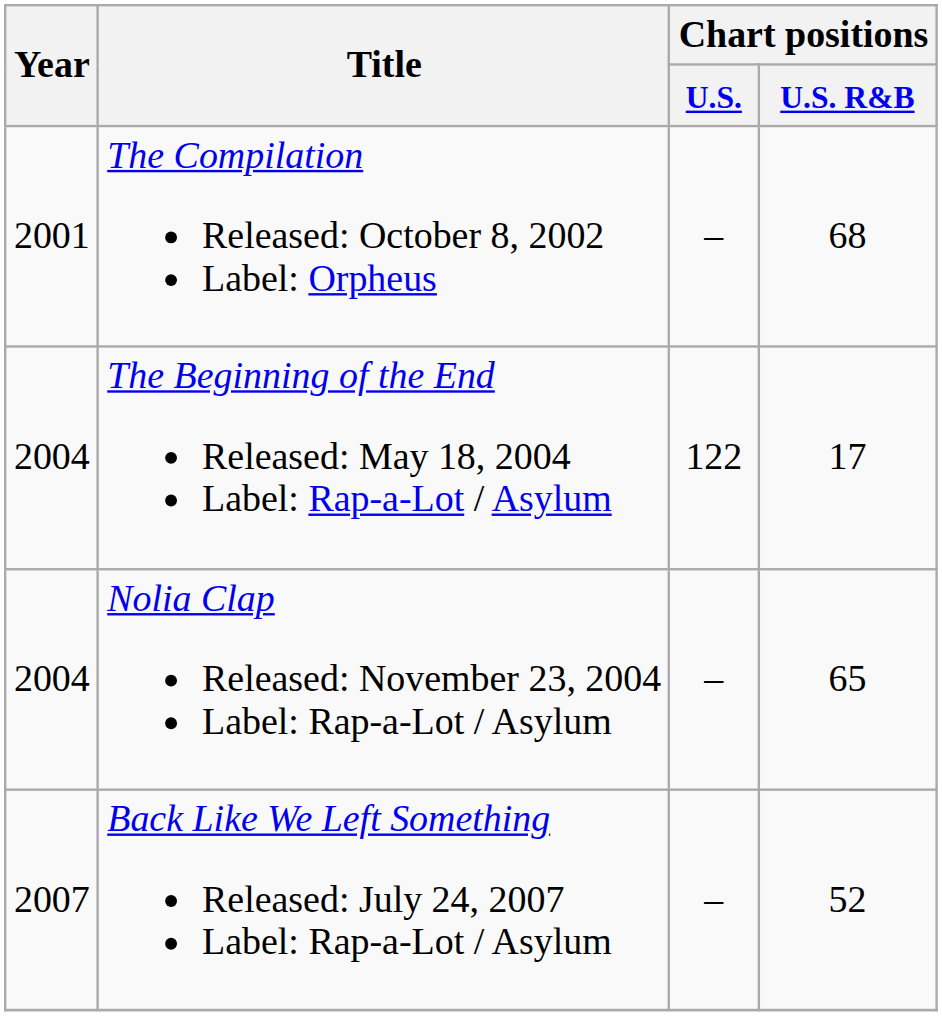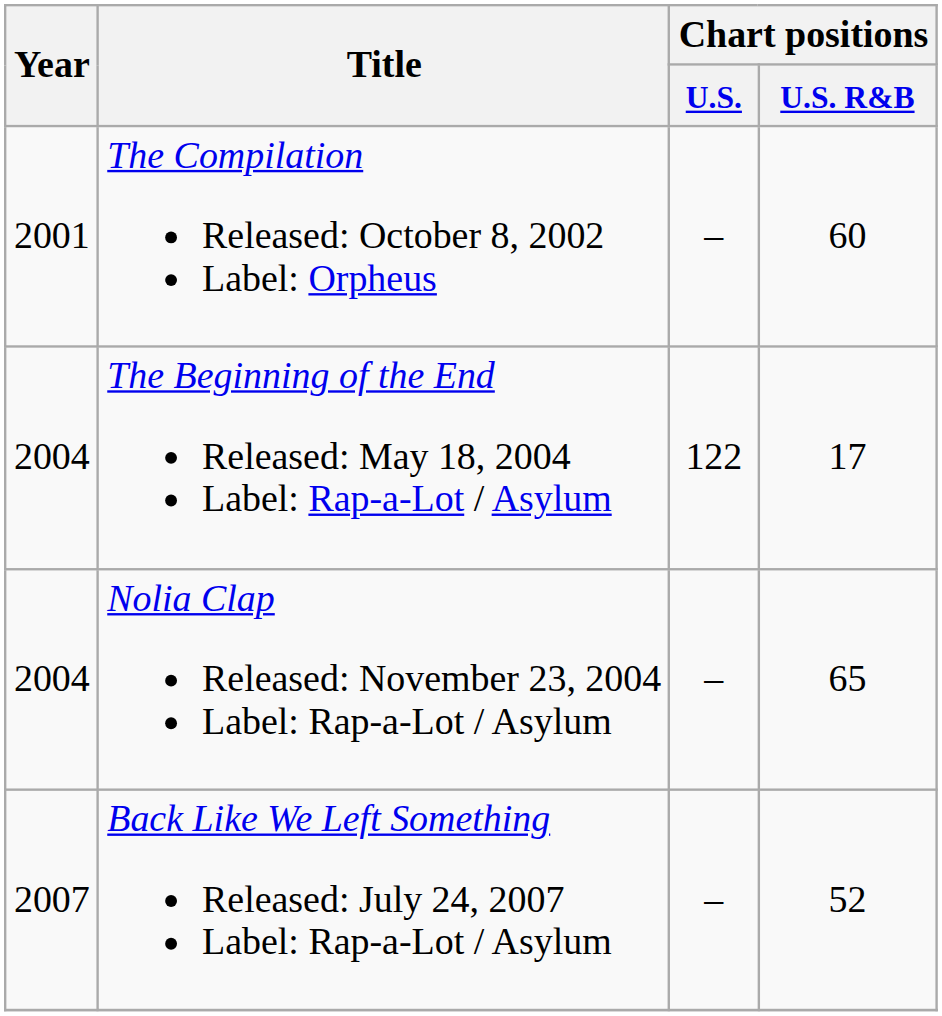(847, 235) 68 -> (847, 235) 60
